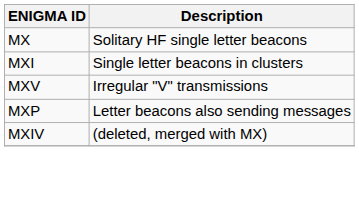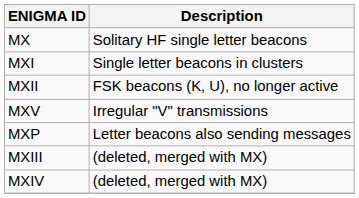+ row: (23, 87)
+ row: (25, 157)
